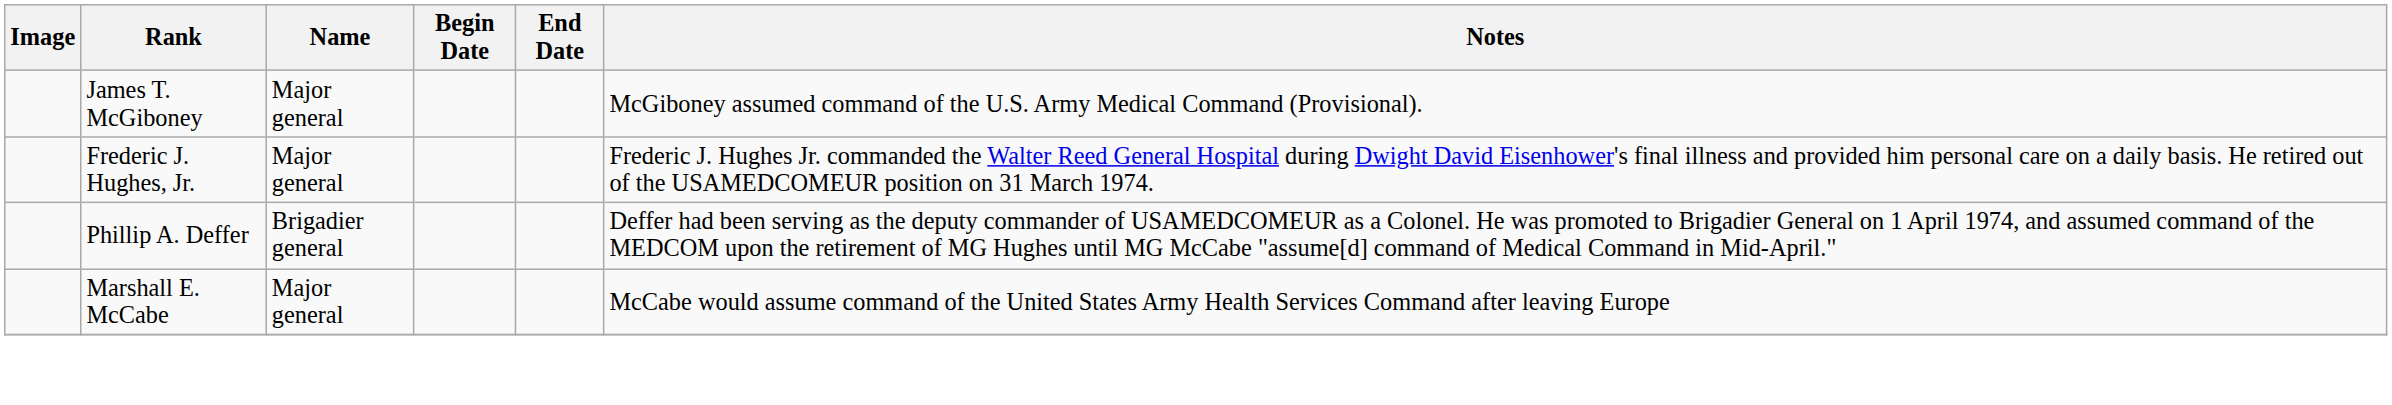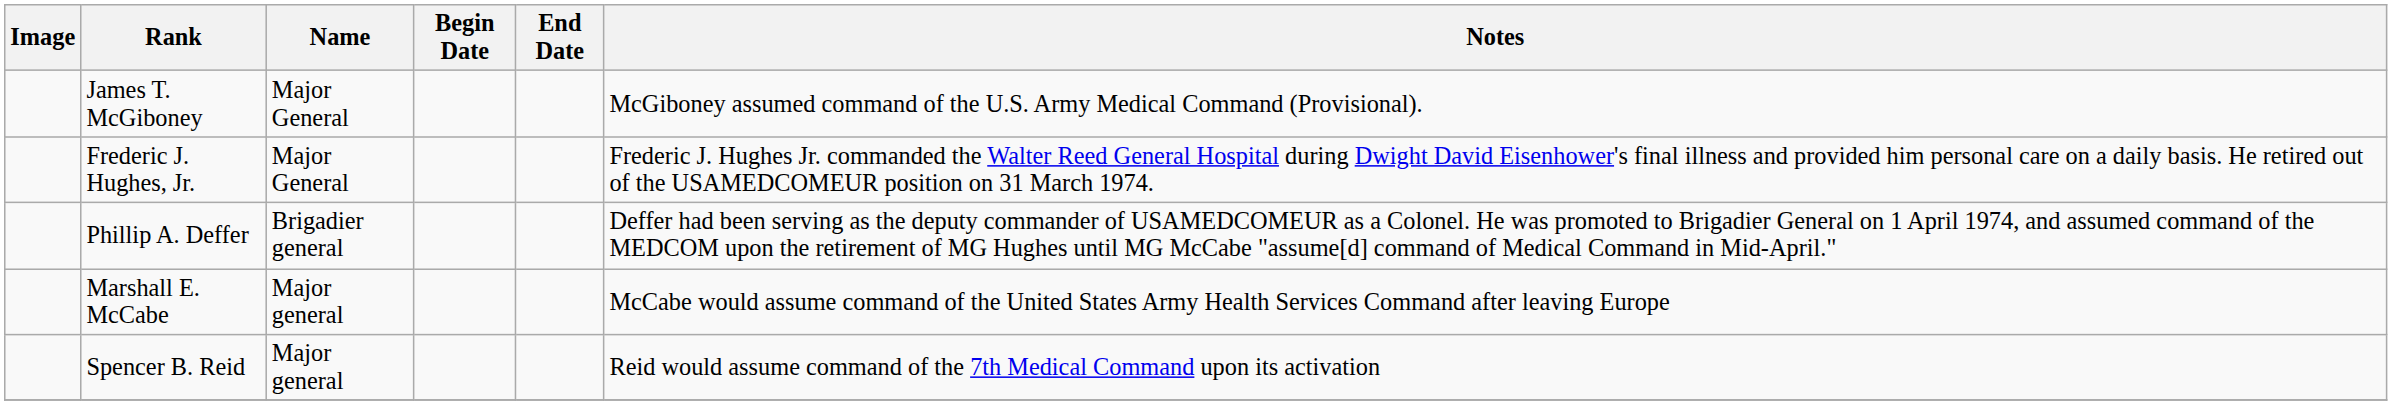(308, 103) Major general -> (310, 103) Major General
(308, 169) Major general -> (310, 169) Major General
+ row: (166, 367)
